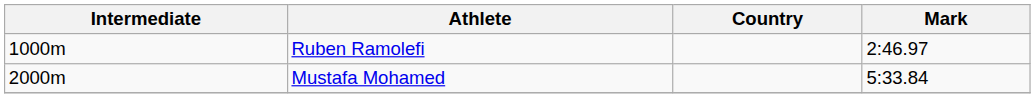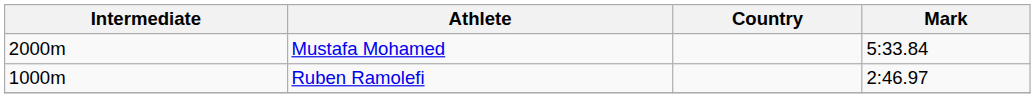rows swapped: (358, 48) <-> (368, 78)
